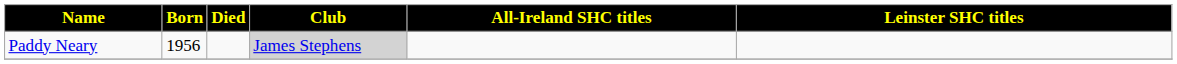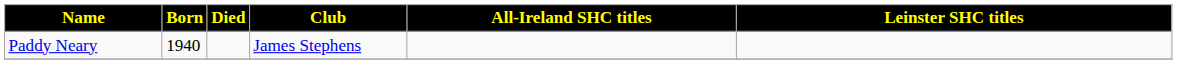(183, 45) 1956 -> (183, 45) 1940
(307, 45) lightgrey background -> (307, 45) no background
